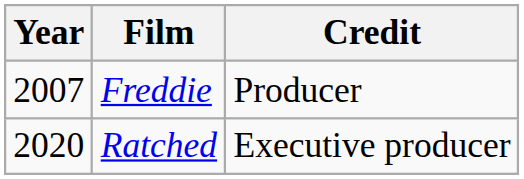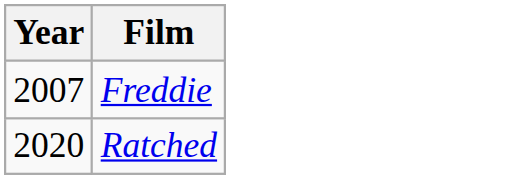- column: (372, 32)
